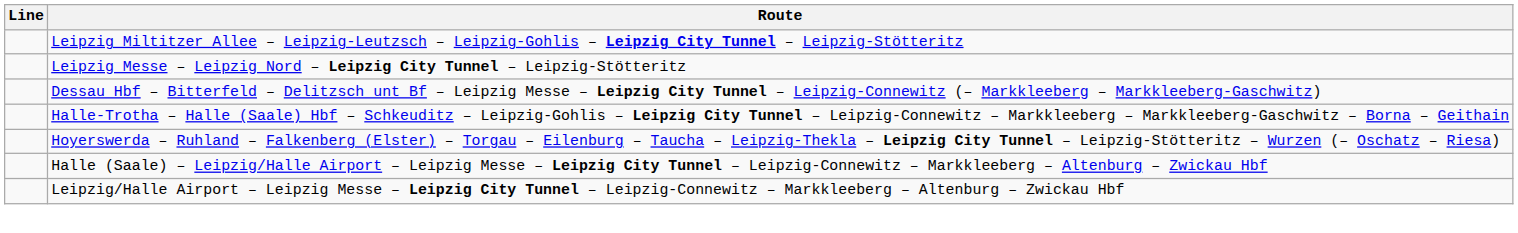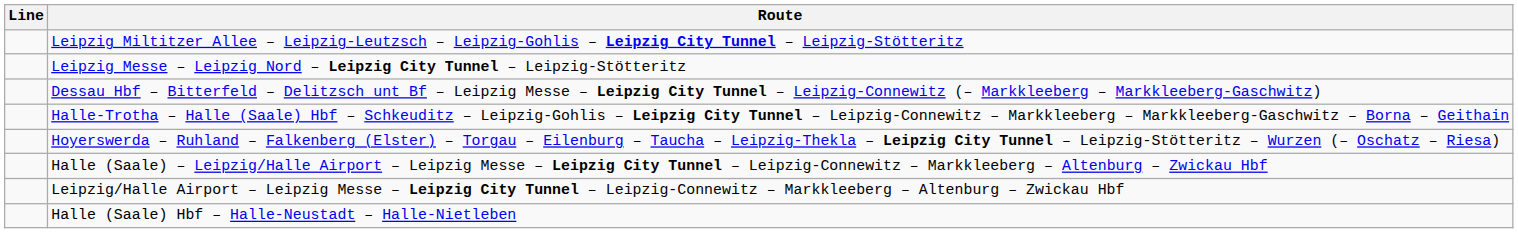+ row: (284, 216)
